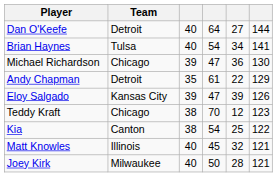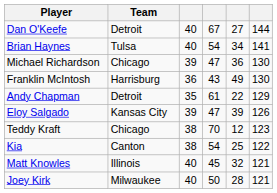(214, 29) 64 -> (214, 29) 67
+ row: (48, 79)
